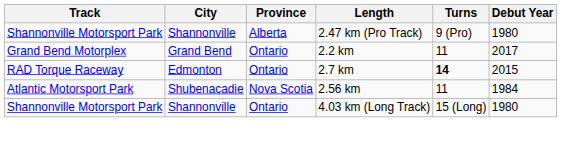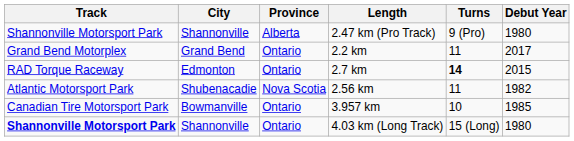(505, 88) 1984 -> (518, 88) 1982
+ row: (356, 107)
(85, 107) normal -> (91, 126) bold
